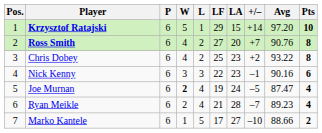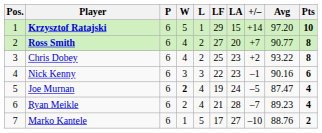(282, 43) 90.76 -> (282, 43) 90.77
(282, 120) 88.66 -> (282, 120) 88.76
